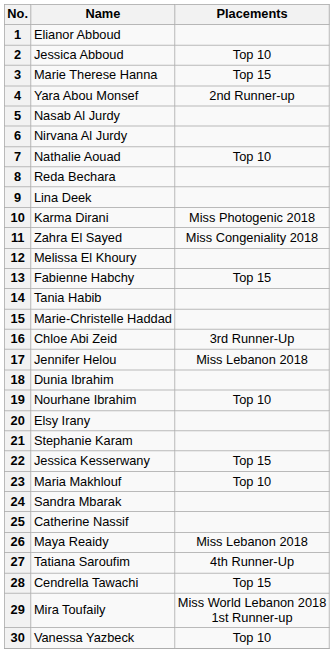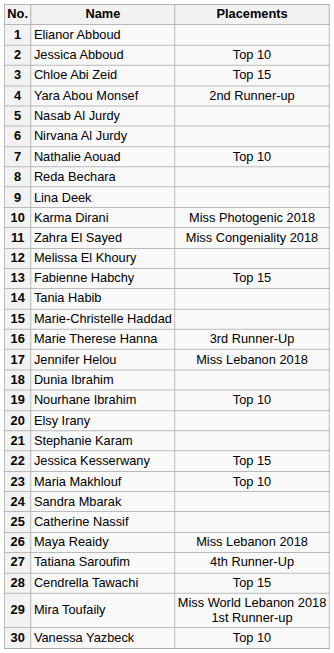(96, 75) Marie Therese Hanna -> (76, 75) Chloe Abi Zeid
(76, 339) Chloe Abi Zeid -> (96, 339) Marie Therese Hanna
